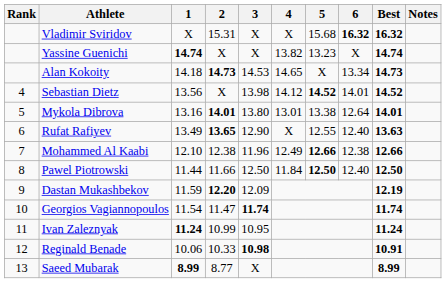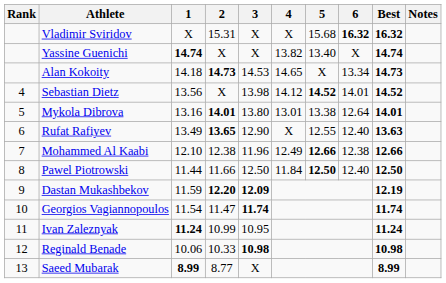(322, 53) 13.23 -> (322, 53) 13.40
(255, 190) normal -> (255, 190) bold
(389, 248) 10.91 -> (389, 248) 10.98
